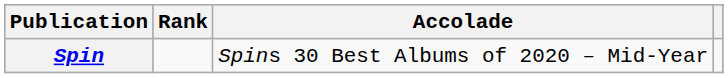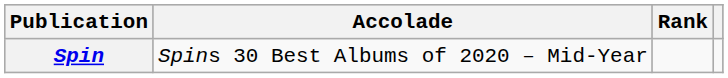columns swapped: (463, 22) <-> (183, 22)
